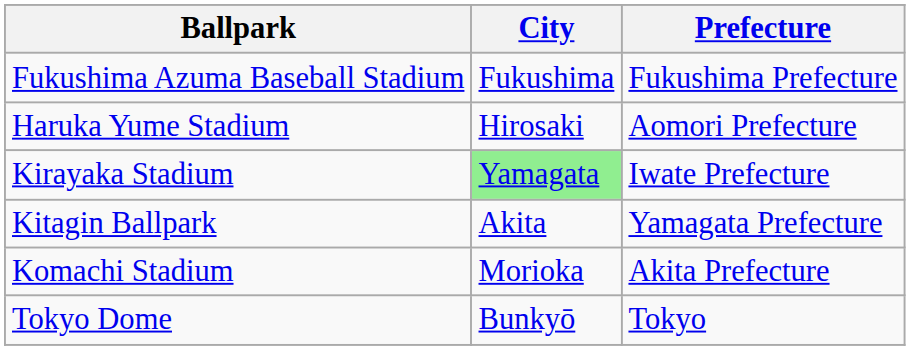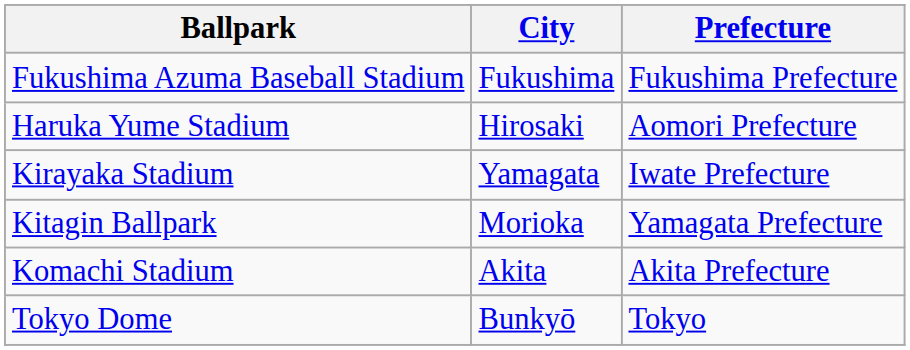(539, 174) lightgreen background -> (539, 174) no background
(512, 222) Akita -> (531, 222) Morioka
(531, 271) Morioka -> (512, 271) Akita
